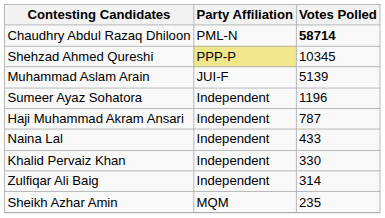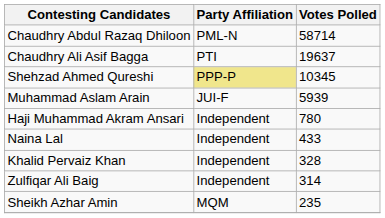(317, 35) bold -> (317, 35) normal
+ row: (78, 56)
(314, 77) 5139 -> (314, 98) 5939
- row: (75, 98)
(310, 118) 787 -> (310, 118) 780
(310, 160) 330 -> (310, 160) 328
